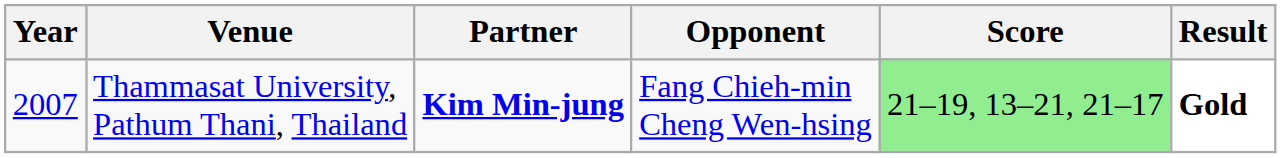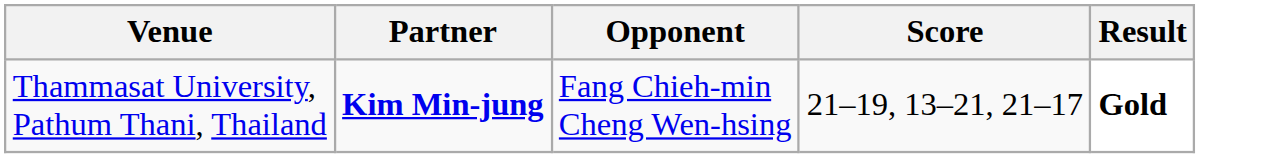- column: (45, 31)
(1025, 104) lightgreen background -> (945, 104) no background
